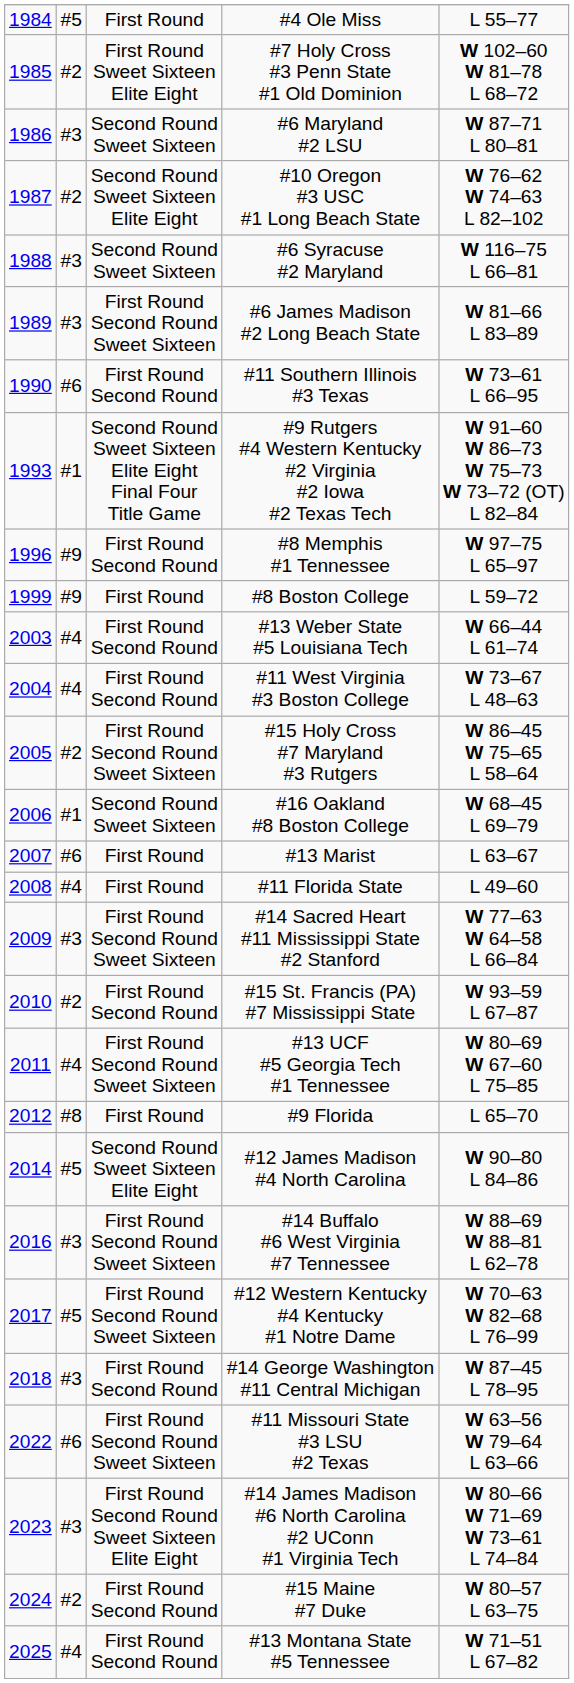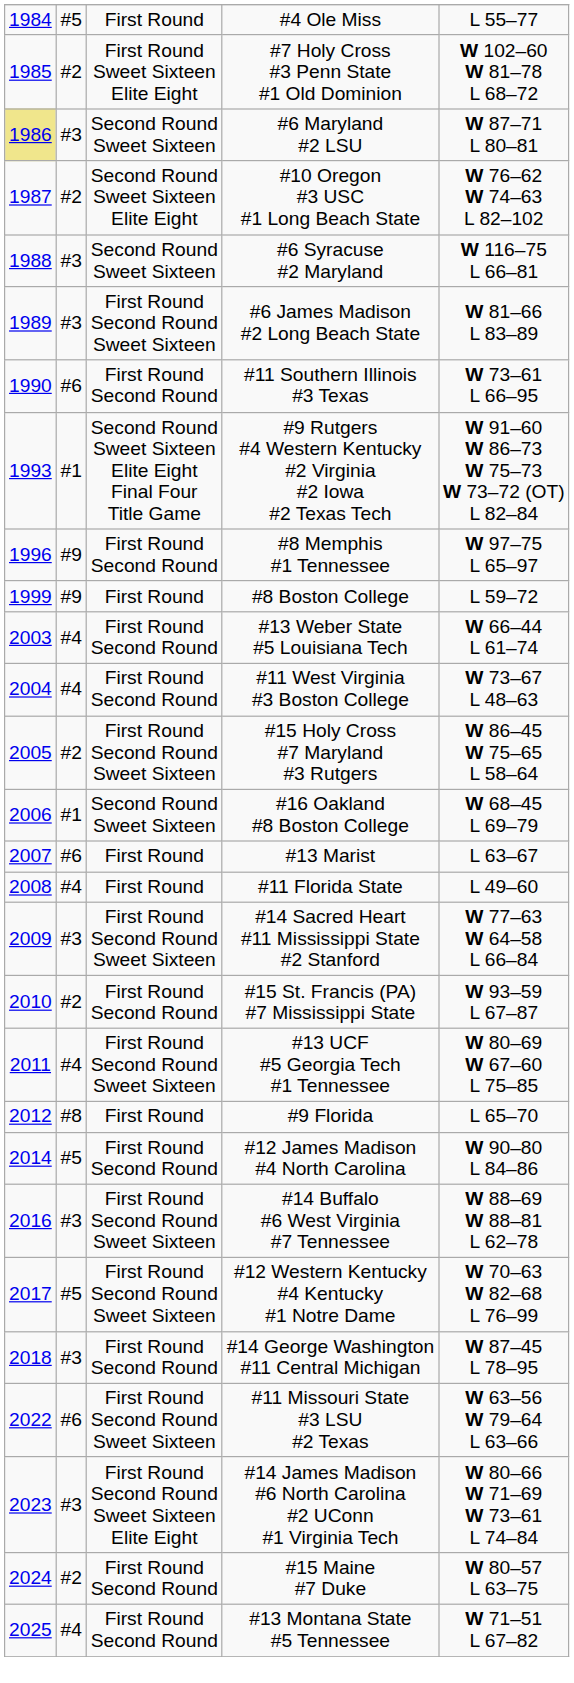(30, 134) no background -> (30, 134) khaki background
(154, 1168) Second Round Sweet Sixteen Elite Eight -> (154, 1157) First Round Second Round
